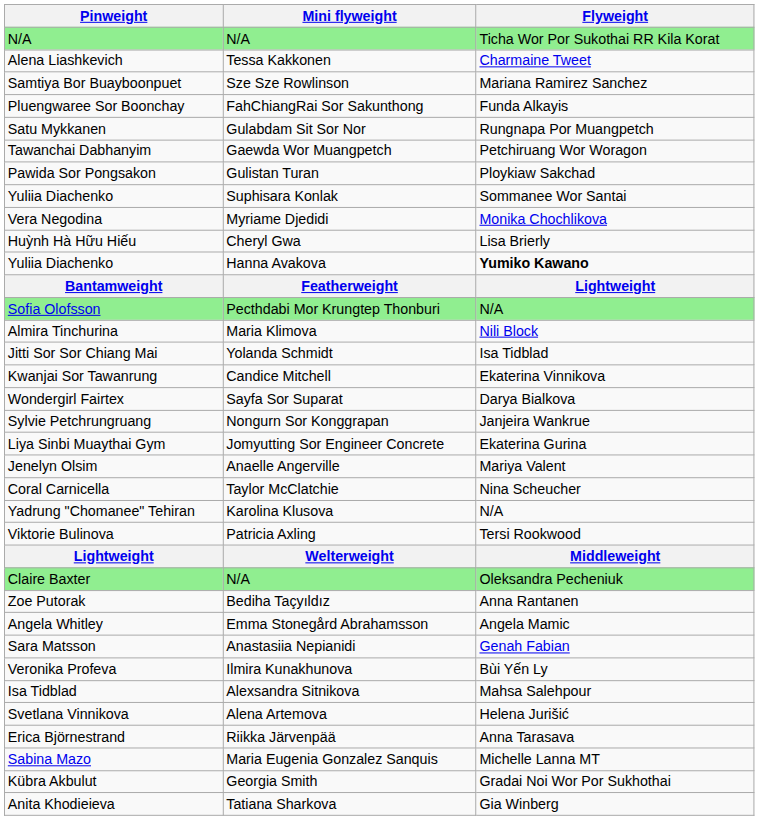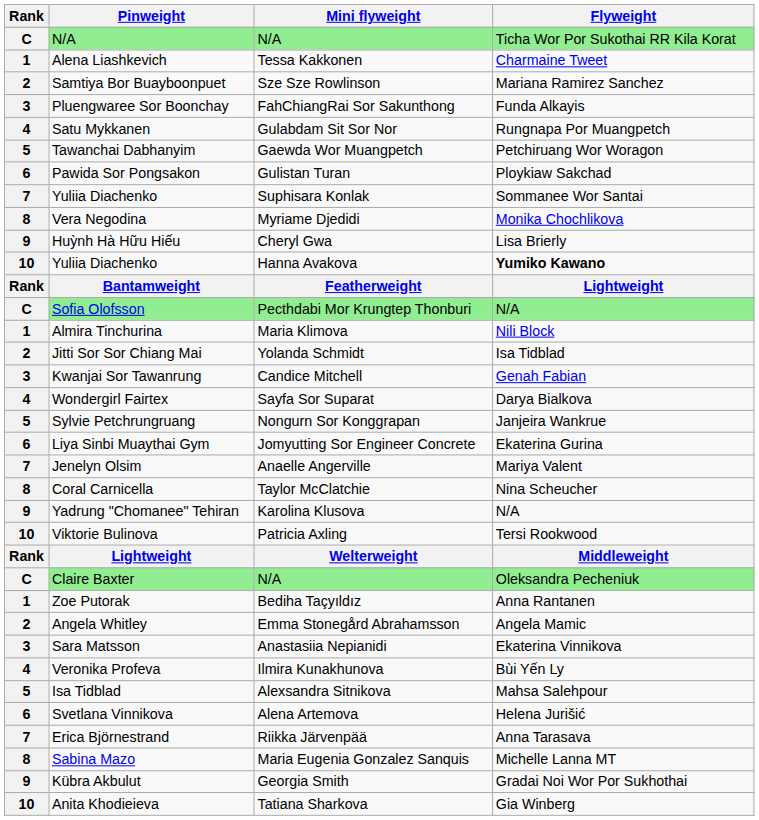+ column: (27, 16)
(542, 377) Ekaterina Vinnikova -> (541, 377) Genah Fabian
(525, 647) Genah Fabian -> (559, 647) Ekaterina Vinnikova
